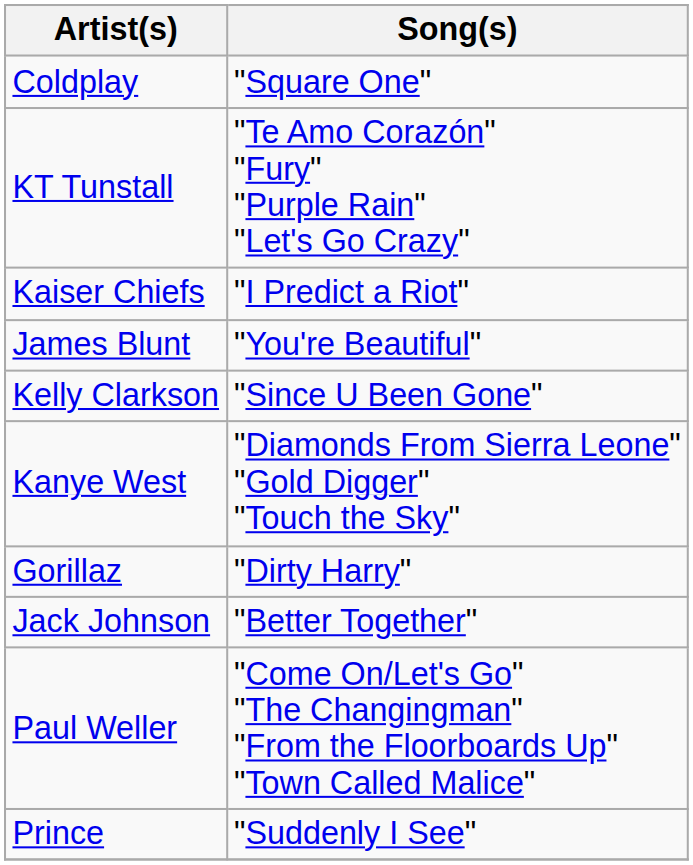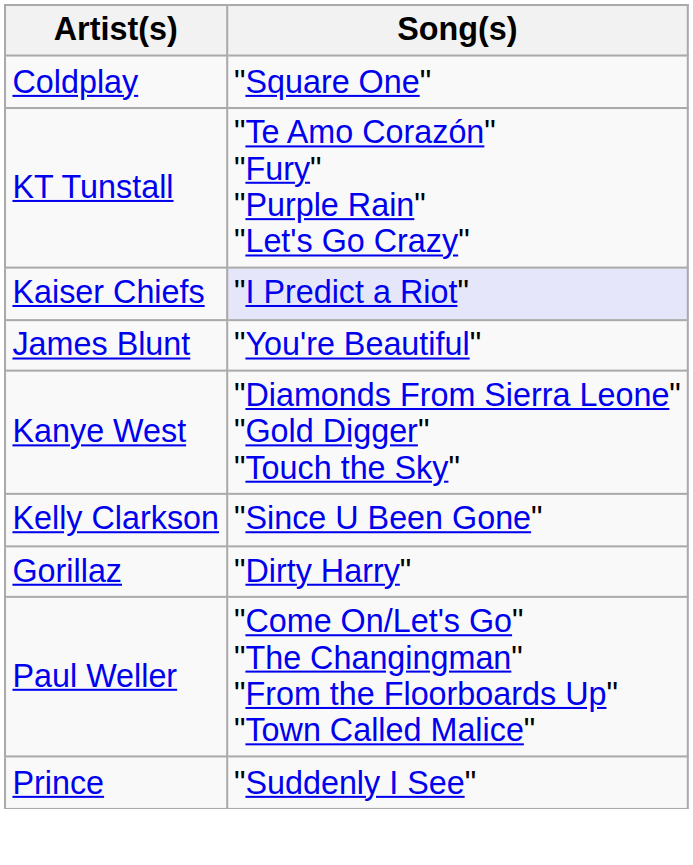(351, 292) no background -> (351, 292) lavender background
rows swapped: (99, 483) <-> (116, 395)
- row: (111, 621)
